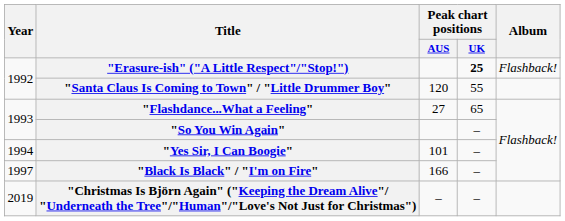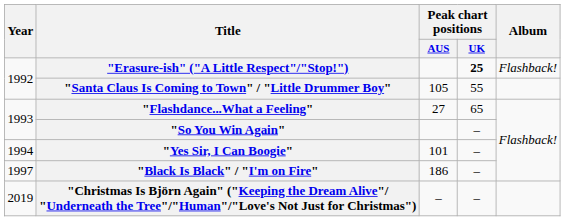(438, 88) 120 -> (438, 88) 105
(438, 170) 166 -> (438, 170) 186
